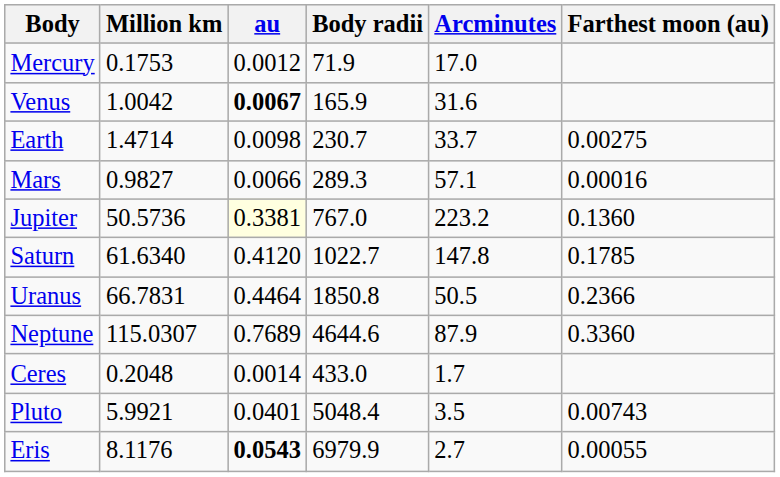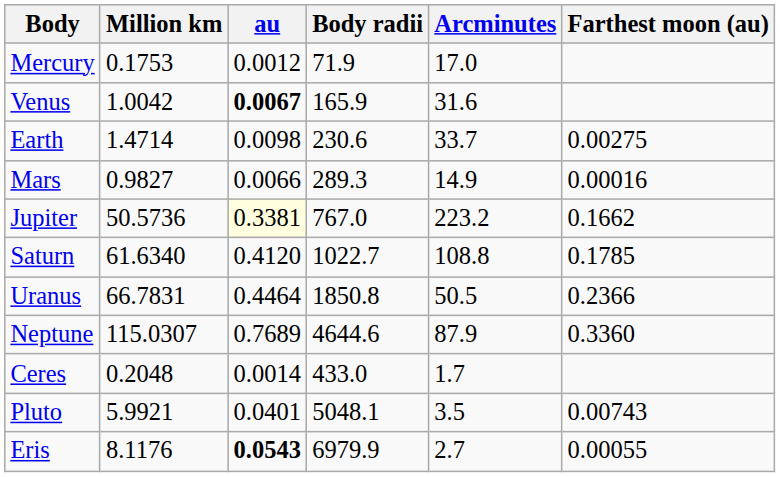(340, 140) 230.7 -> (340, 140) 230.6
(456, 179) 57.1 -> (456, 179) 14.9
(601, 218) 0.1360 -> (601, 218) 0.1662
(462, 256) 147.8 -> (462, 256) 108.8
(346, 412) 5048.4 -> (346, 412) 5048.1
